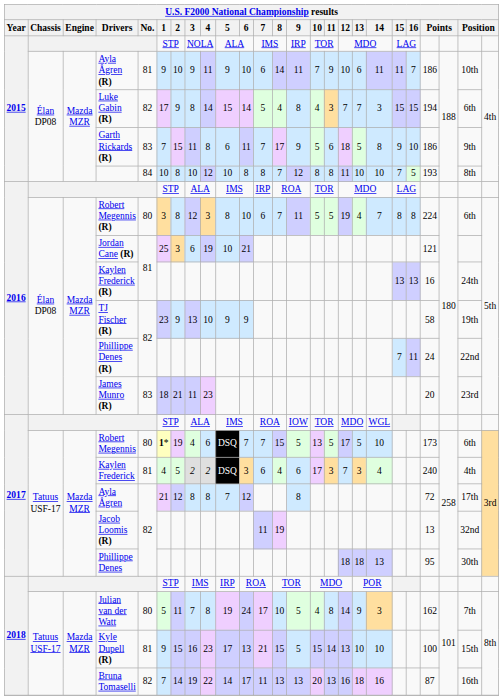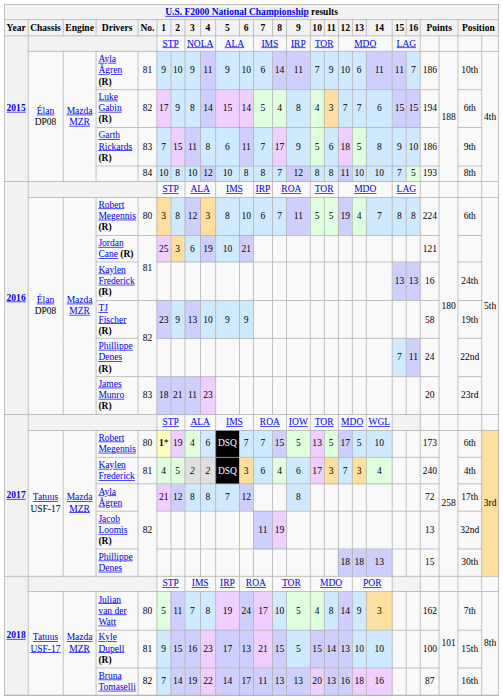(379, 108) 3 -> (379, 108) 6
(430, 562) 95 -> (430, 562) 15
